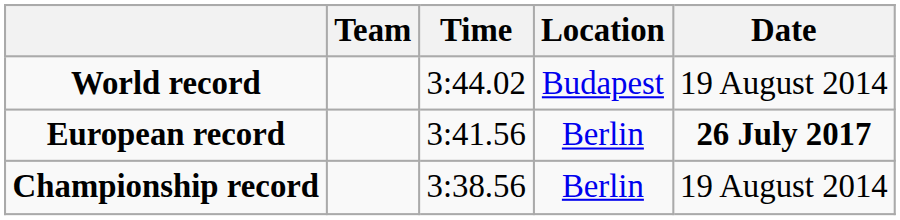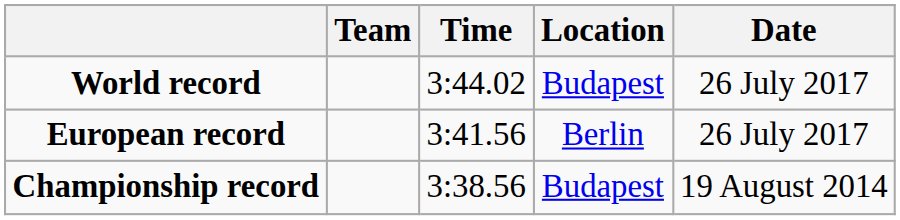(784, 82) 19 August 2014 -> (784, 82) 26 July 2017
(784, 134) bold -> (784, 134) normal
(603, 186) Berlin -> (603, 186) Budapest
